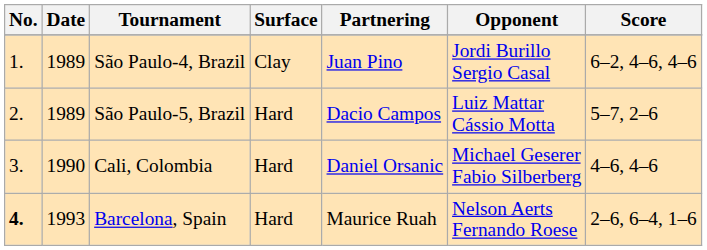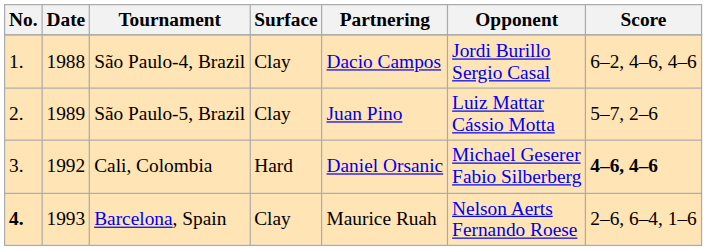(66, 61) 1989 -> (66, 61) 1988
(364, 61) Juan Pino -> (384, 61) Dacio Campos
(274, 113) Hard -> (272, 113) Clay
(384, 113) Dacio Campos -> (364, 113) Juan Pino
(66, 166) 1990 -> (66, 166) 1992
(624, 166) normal -> (624, 166) bold
(274, 218) Hard -> (272, 218) Clay
